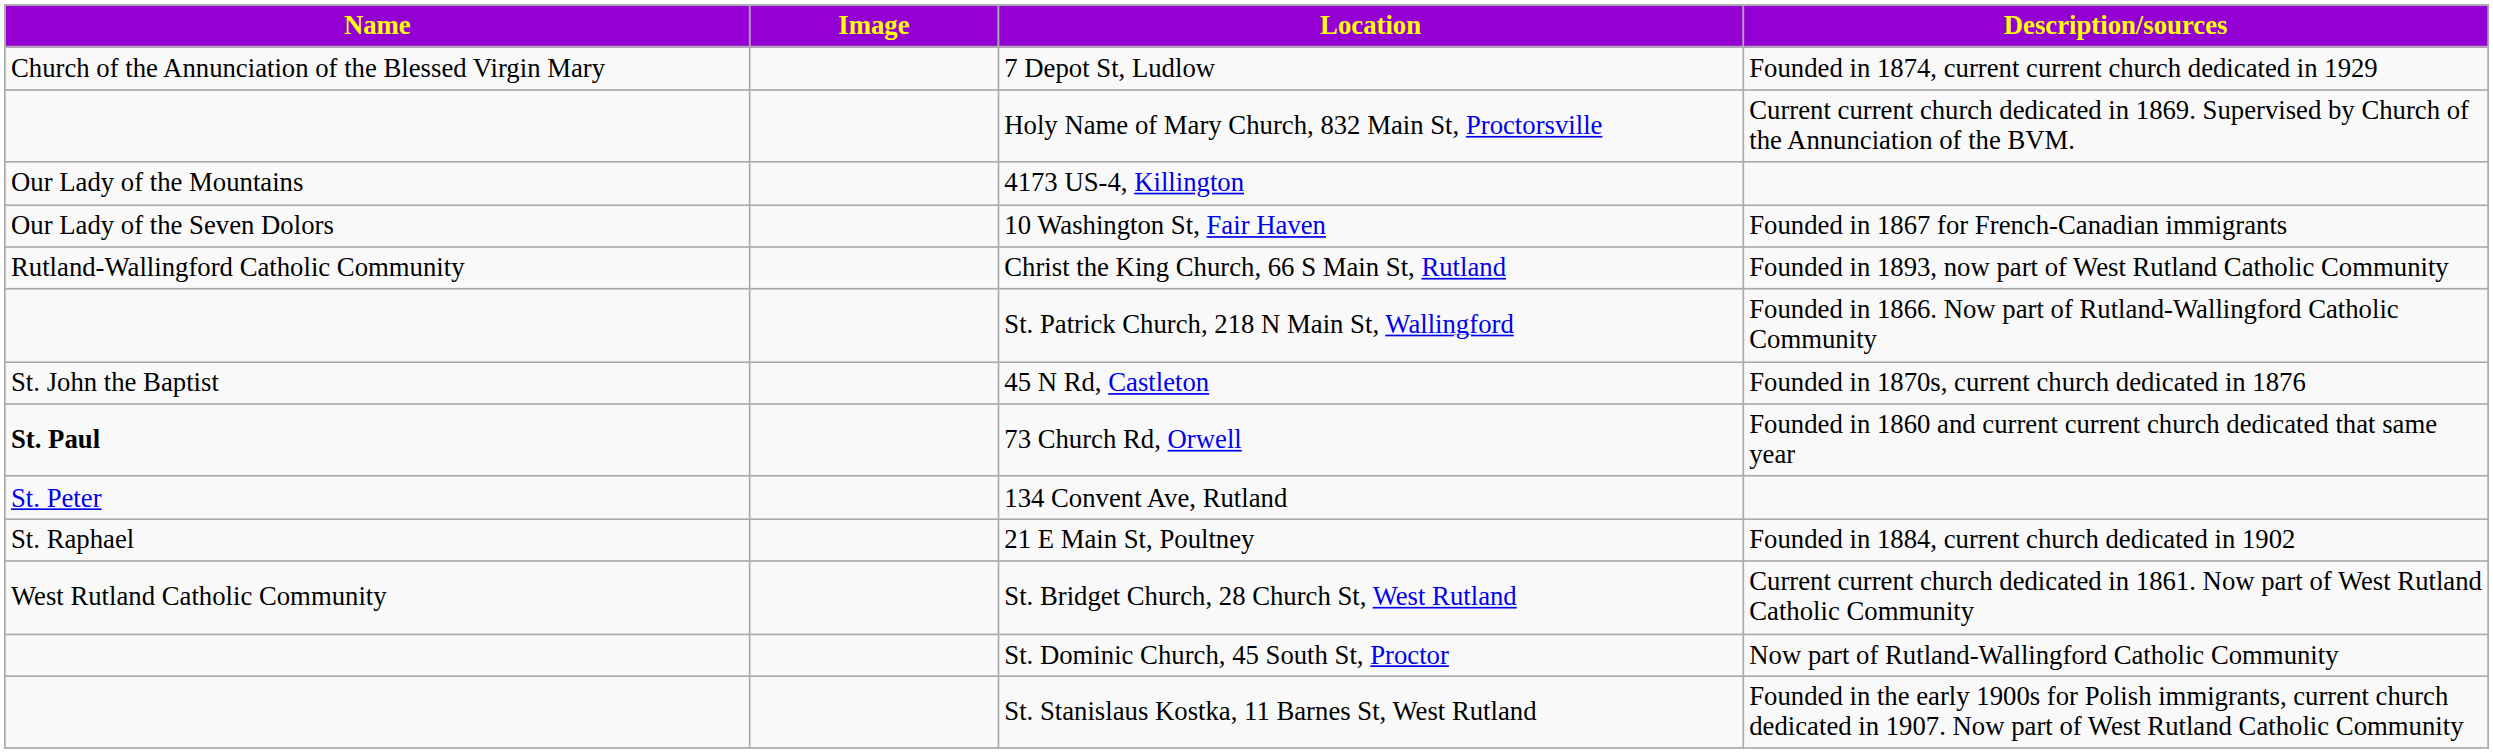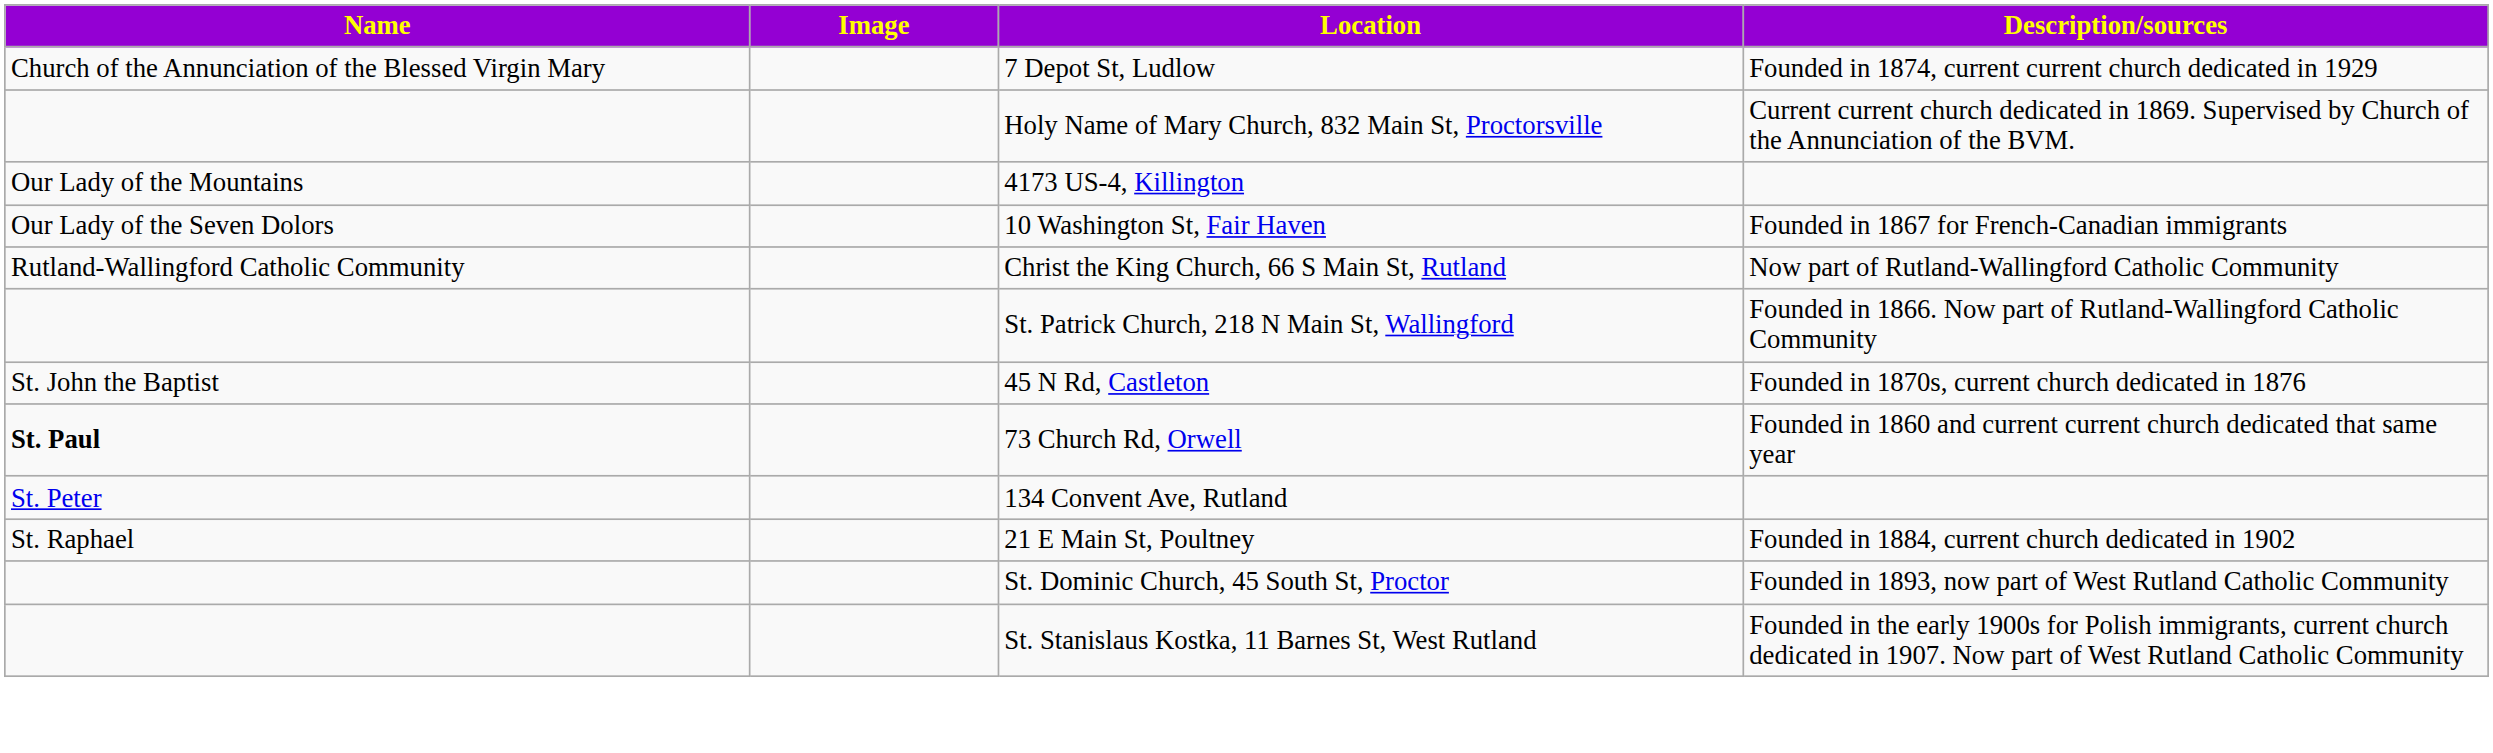(2099, 267) Founded in 1893, now part of West Rutland Catholic Community -> (2044, 267) Now part of Rutland-Wallingford Catholic Community
- row: (1261, 597)
(2044, 654) Now part of Rutland-Wallingford Catholic Community -> (2099, 582) Founded in 1893, now part of West Rutland Catholic Community
